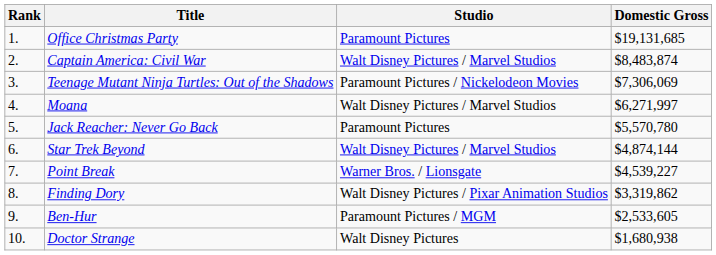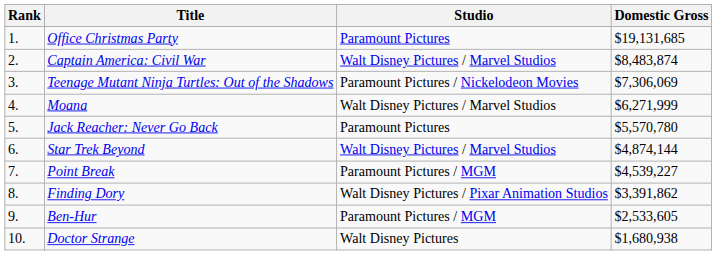(646, 104) $6,271,997 -> (646, 104) $6,271,999
(411, 171) Warner Bros. / Lionsgate -> (418, 171) Paramount Pictures / MGM
(646, 194) $3,319,862 -> (646, 194) $3,391,862
